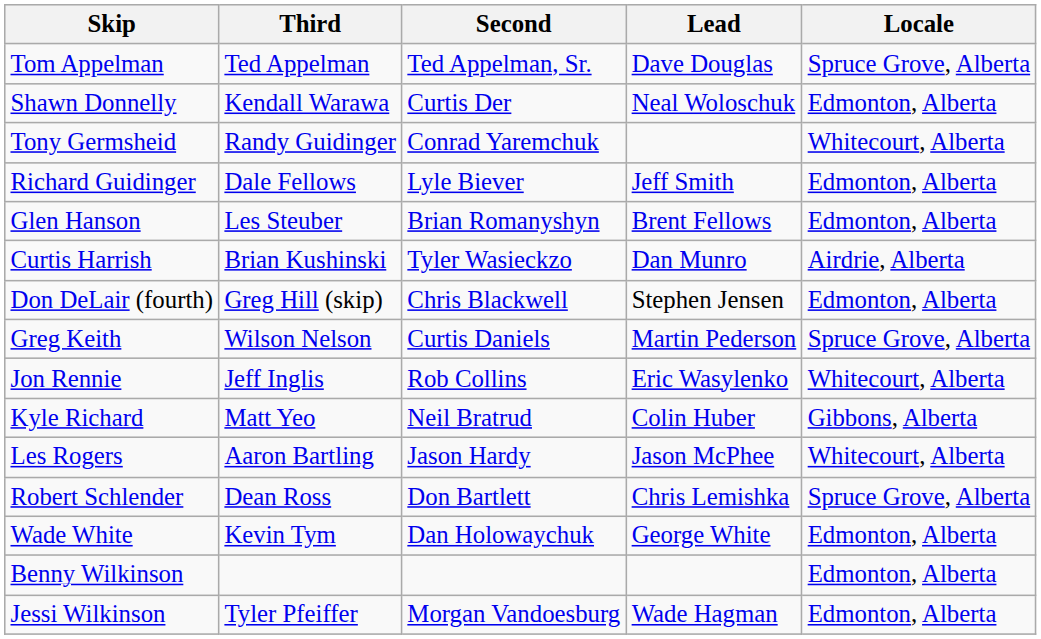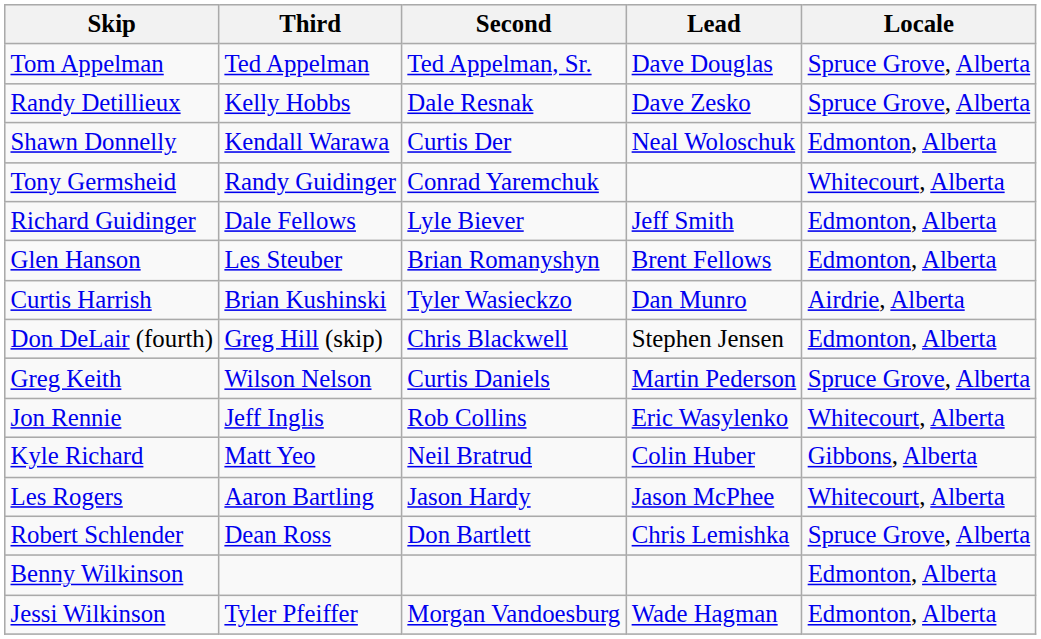+ row: (96, 102)
- row: (72, 535)
